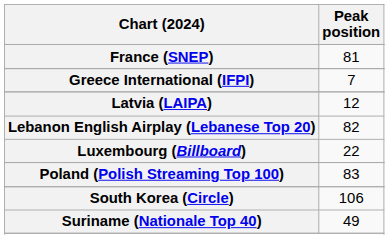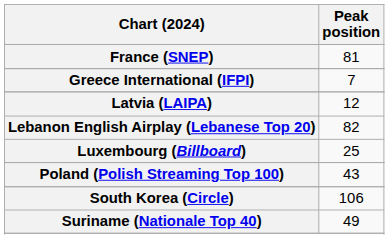(351, 151) 22 -> (351, 151) 25
(351, 174) 83 -> (351, 174) 43
